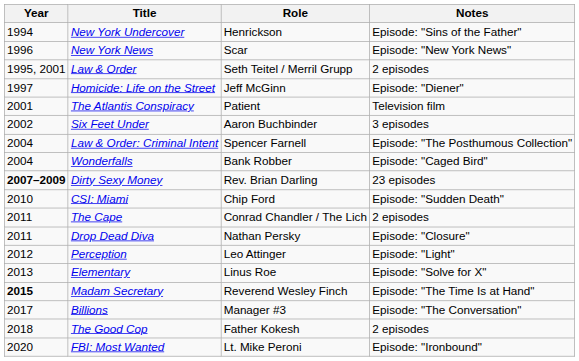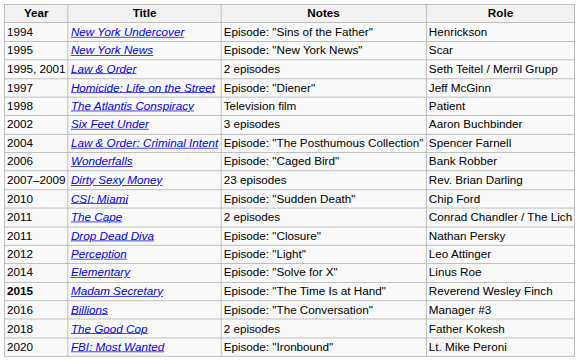columns swapped: (295, 13) <-> (472, 13)
(20, 50) 1996 -> (20, 50) 1995
(20, 106) 2001 -> (20, 106) 1998
(20, 161) 2004 -> (20, 161) 2006
(36, 180) bold -> (36, 180) normal
(20, 273) 2013 -> (20, 273) 2014
(20, 310) 2017 -> (20, 310) 2016
